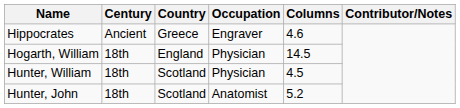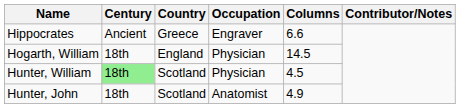(295, 34) 4.6 -> (295, 34) 6.6
(117, 73) no background -> (117, 73) lightgreen background
(295, 93) 5.2 -> (295, 93) 4.9
